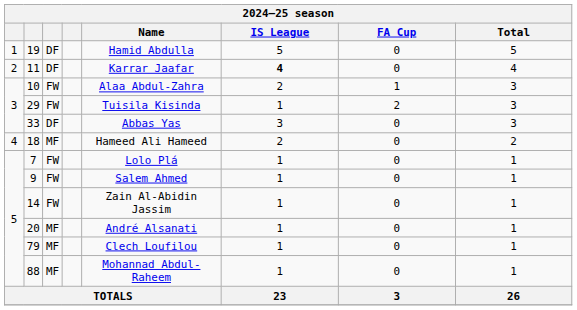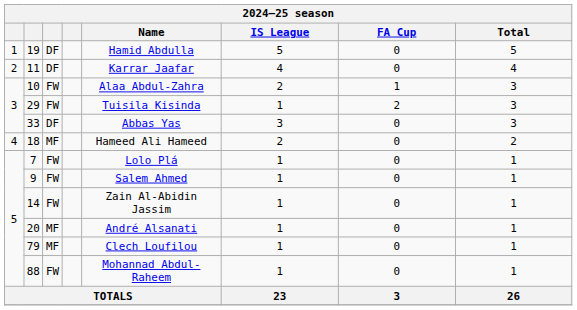(280, 68) bold -> (280, 68) normal
(52, 270) MF -> (52, 270) FW
